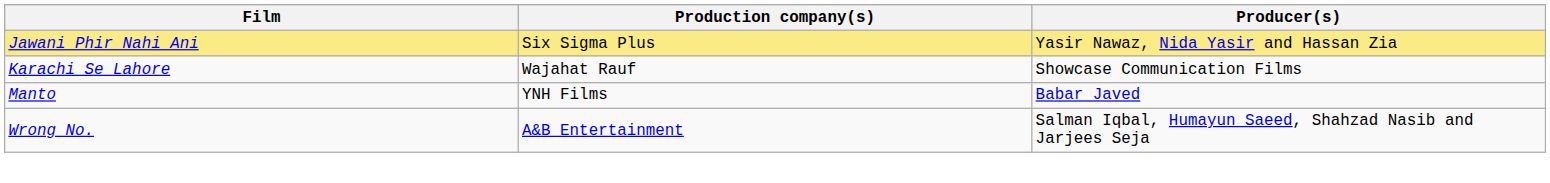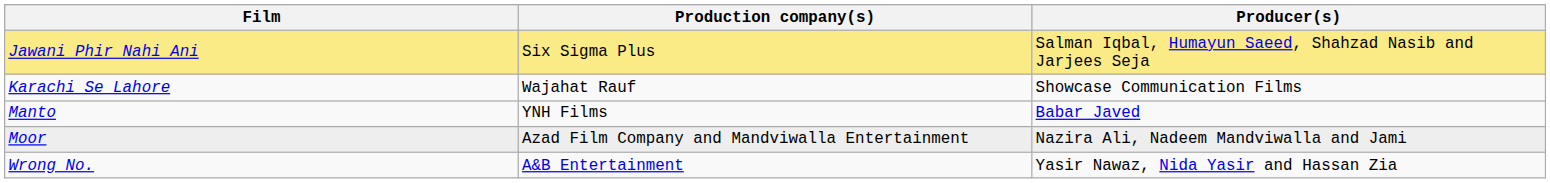(1216, 43) Yasir Nawaz, Nida Yasir and Hassan Zia -> (1255, 53) Salman Iqbal, Humayun Saeed, Shahzad Nasib and Jarjees Seja
+ row: (27, 139)
(1255, 130) Salman Iqbal, Humayun Saeed, Shahzad Nasib and Jarjees Seja -> (1216, 165) Yasir Nawaz, Nida Yasir and Hassan Zia
